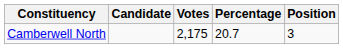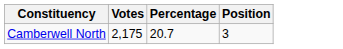- column: (141, 14)
